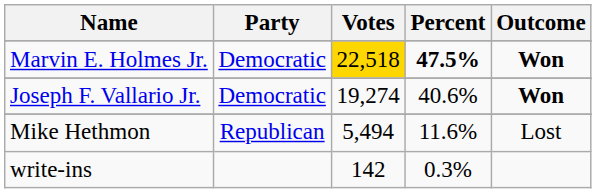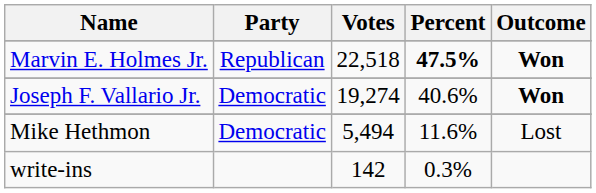(272, 59) Democratic -> (272, 59) Republican
(368, 59) gold background -> (368, 59) no background
(272, 132) Republican -> (272, 132) Democratic
